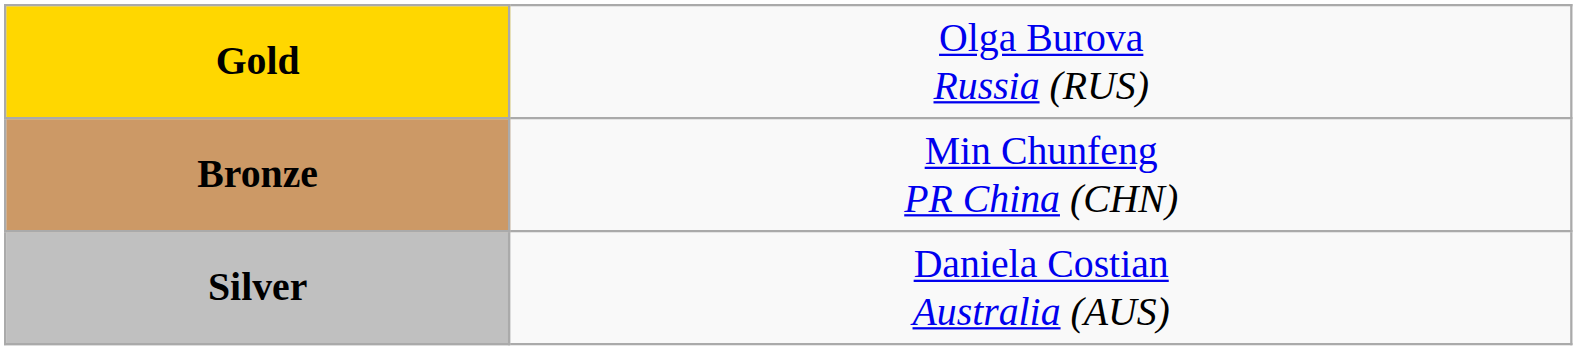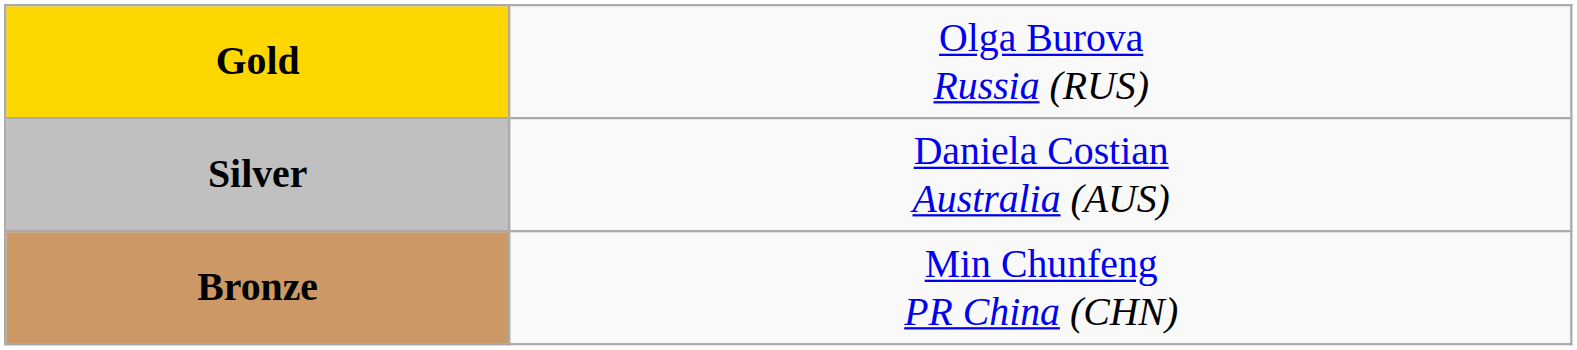rows swapped: (258, 286) <-> (258, 173)
